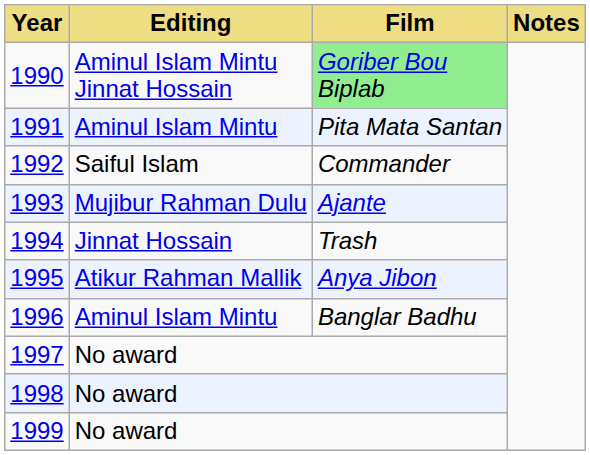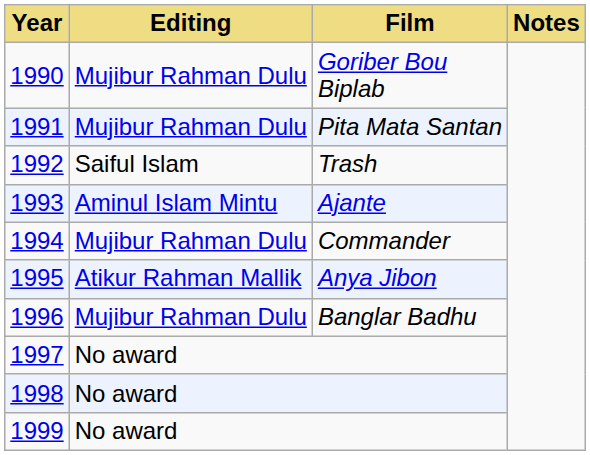(176, 75) Aminul Islam Mintu Jinnat Hossain -> (191, 75) Mujibur Rahman Dulu
(383, 75) lightgreen background -> (383, 75) no background
(176, 126) Aminul Islam Mintu -> (191, 126) Mujibur Rahman Dulu
(384, 164) Commander -> (348, 164) Trash
(191, 202) Mujibur Rahman Dulu -> (176, 202) Aminul Islam Mintu
(153, 240) Jinnat Hossain -> (191, 240) Mujibur Rahman Dulu
(348, 240) Trash -> (384, 240) Commander
(176, 316) Aminul Islam Mintu -> (191, 316) Mujibur Rahman Dulu
